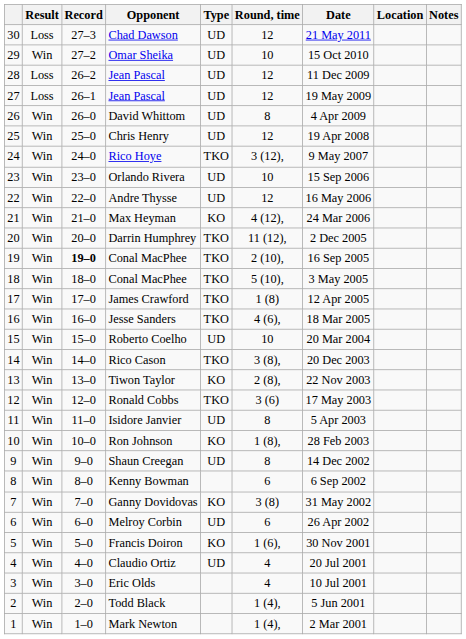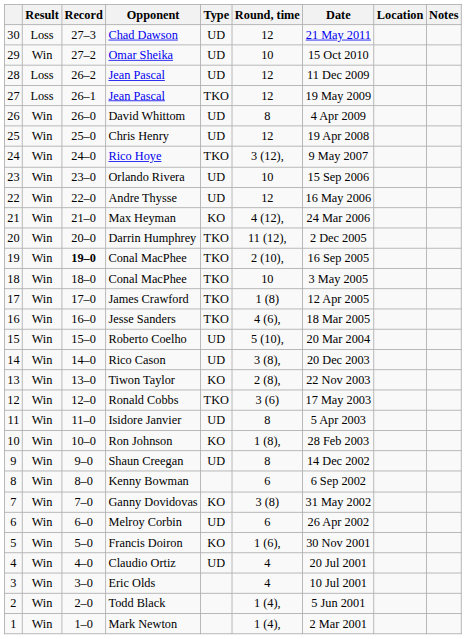(216, 96) UD -> (216, 96) TKO
(267, 278) 5 (10), -> (267, 278) 10
(267, 339) 10 -> (267, 339) 5 (10),
(216, 359) TKO -> (216, 359) UD
